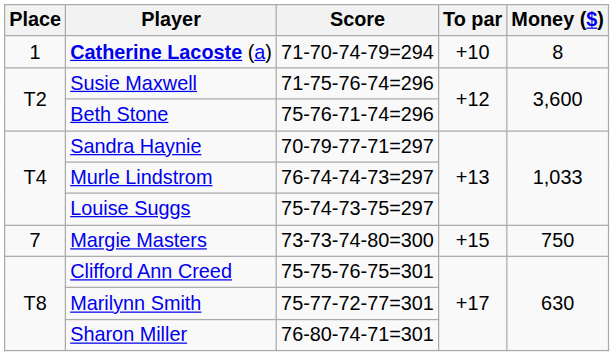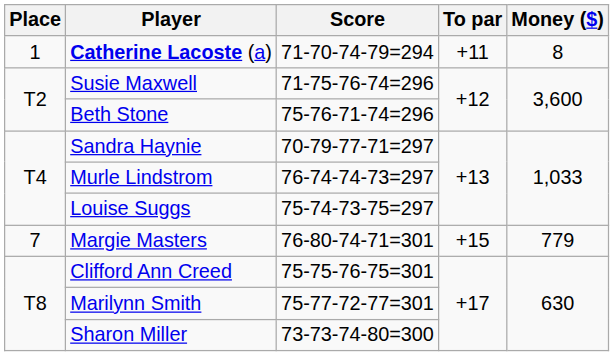(473, 51) +10 -> (473, 51) +11
(358, 240) 73-73-74-80=300 -> (358, 240) 76-80-74-71=301
(558, 240) 750 -> (558, 240) 779
(358, 334) 76-80-74-71=301 -> (358, 334) 73-73-74-80=300
